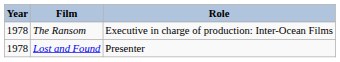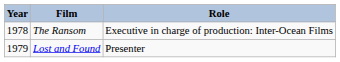(17, 48) 1978 -> (17, 48) 1979
